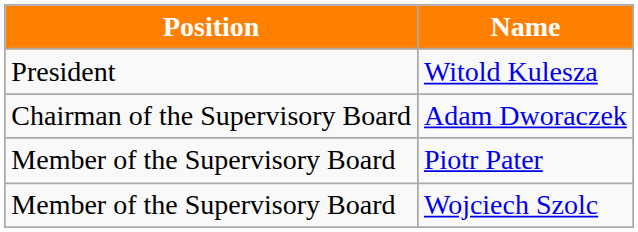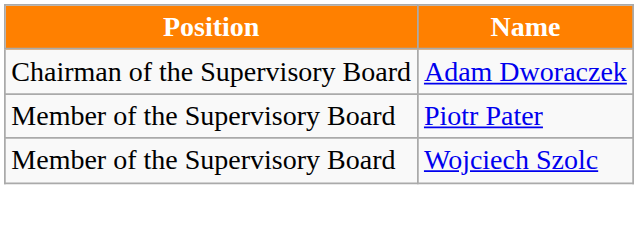- row: (511, 71)
